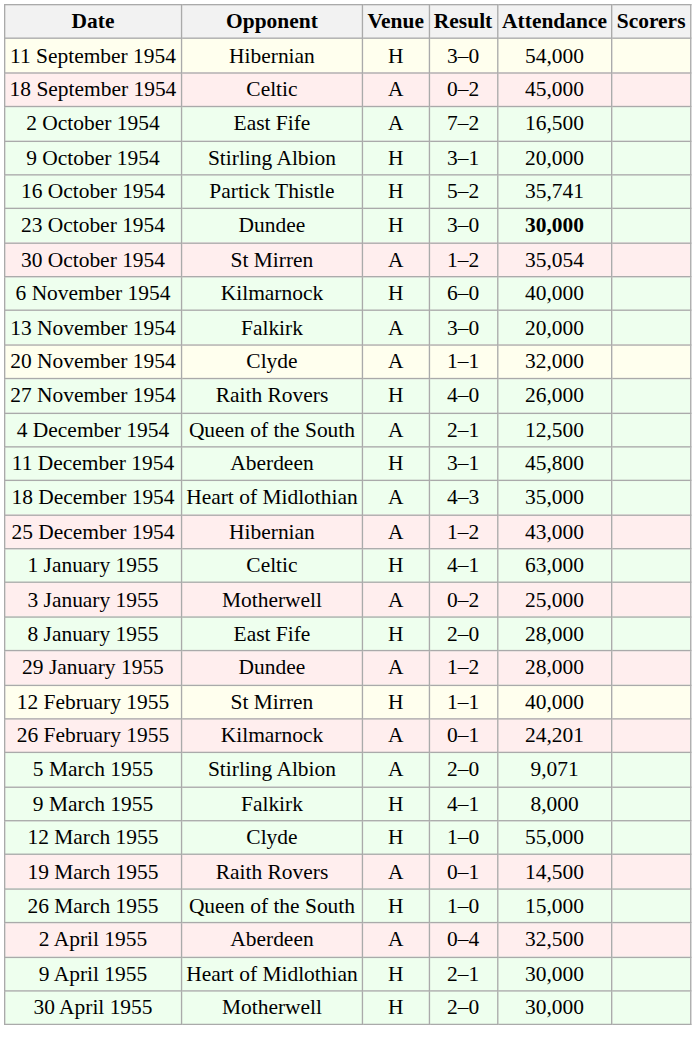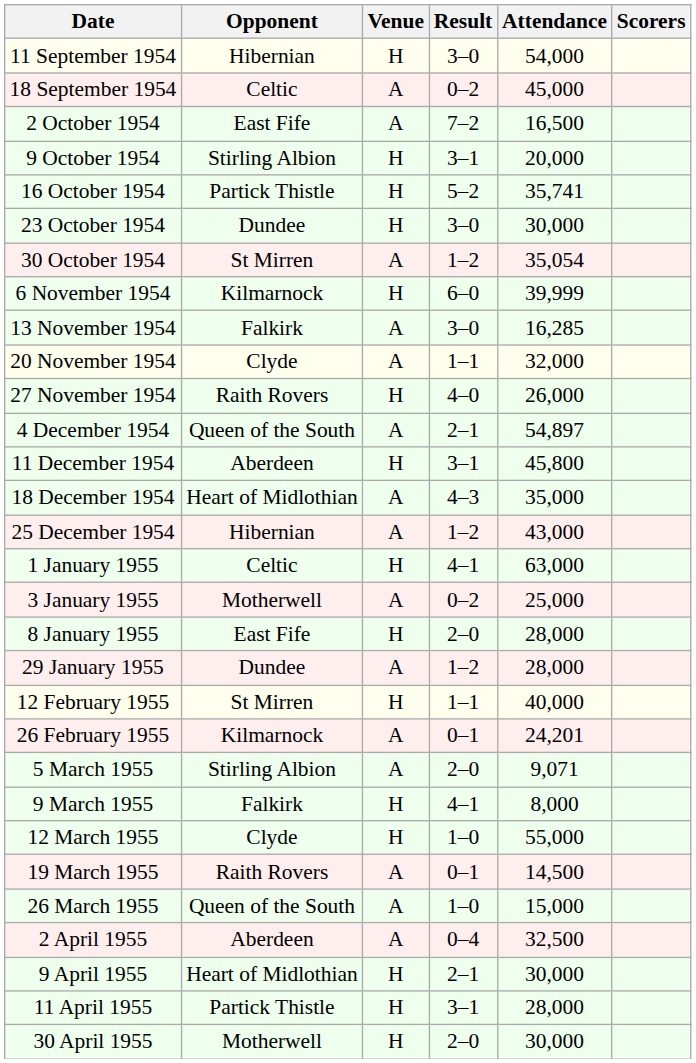(555, 225) bold -> (555, 225) normal
(555, 293) 40,000 -> (555, 293) 39,999
(555, 327) 20,000 -> (555, 327) 16,285
(555, 429) 12,500 -> (555, 429) 54,897
(396, 905) H -> (396, 905) A
+ row: (93, 1007)
